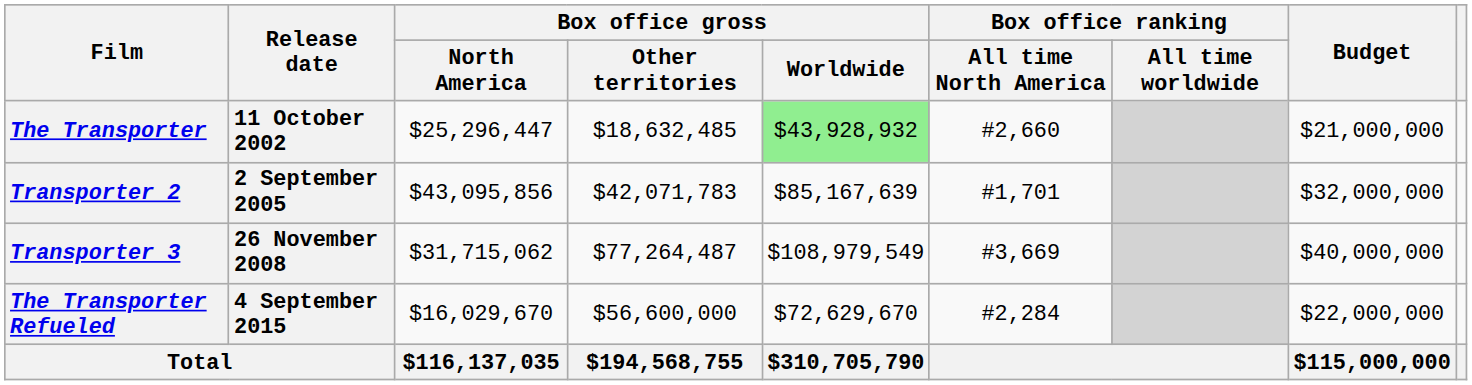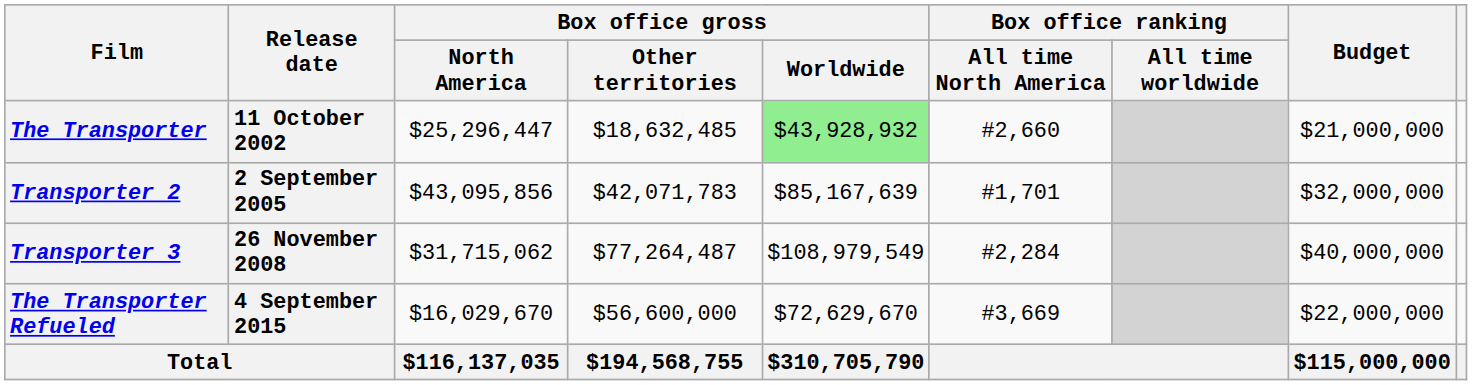(1021, 253) #3,669 -> (1021, 253) #2,284
(1021, 314) #2,284 -> (1021, 314) #3,669
